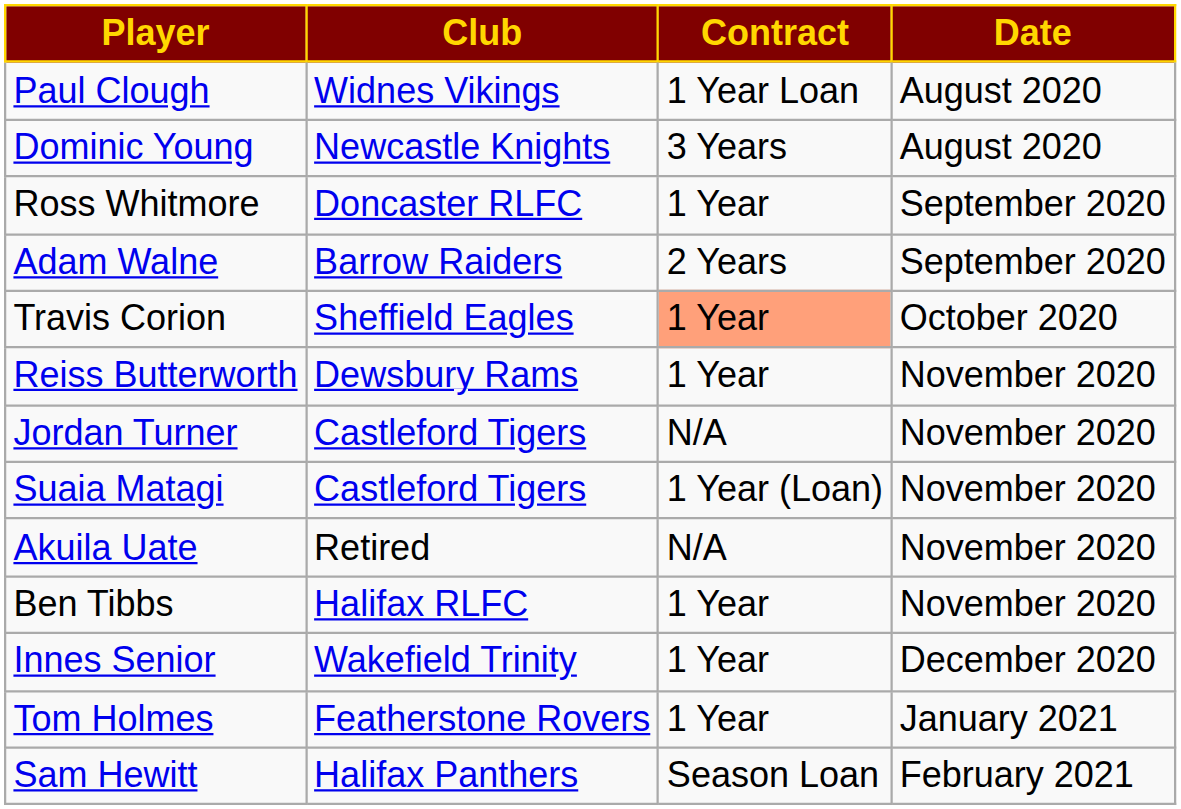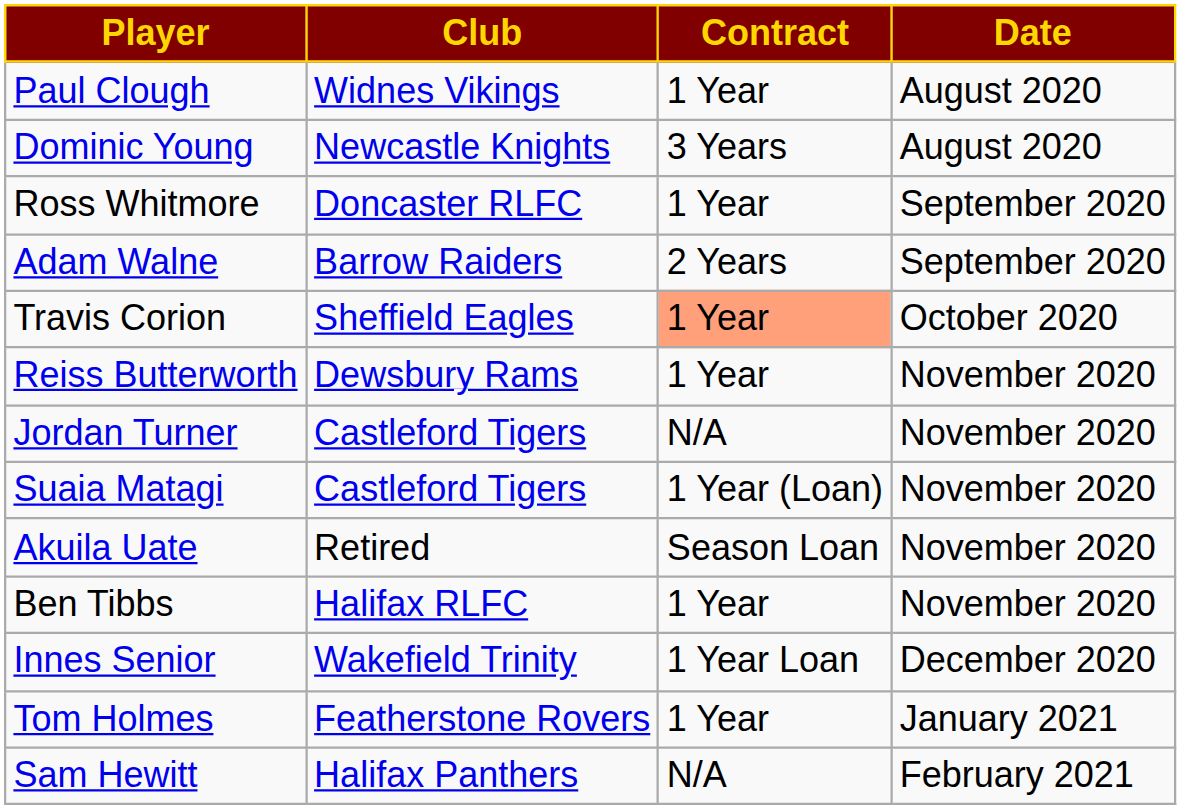(763, 90) 1 Year Loan -> (718, 90) 1 Year
(697, 546) N/A -> (773, 546) Season Loan
(718, 661) 1 Year -> (763, 661) 1 Year Loan
(773, 775) Season Loan -> (697, 775) N/A
